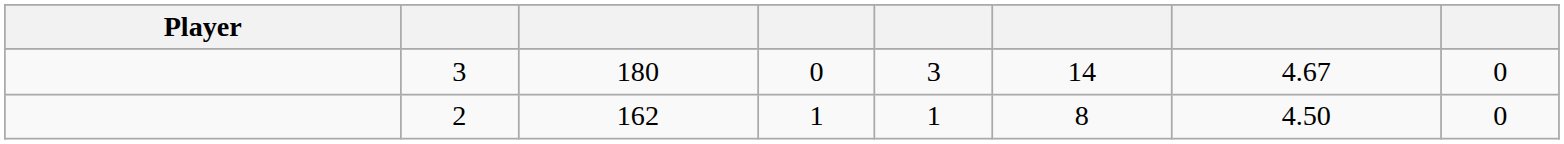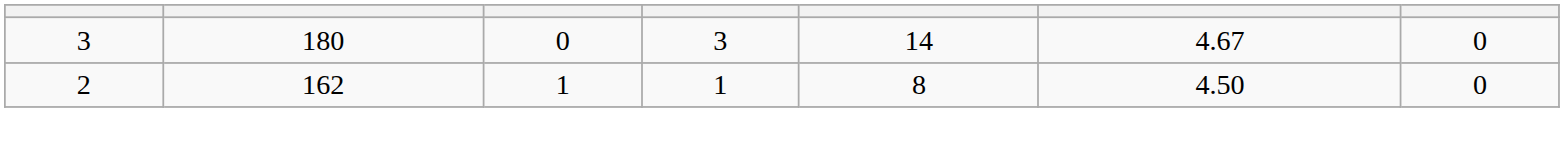- column: (203, 26)
